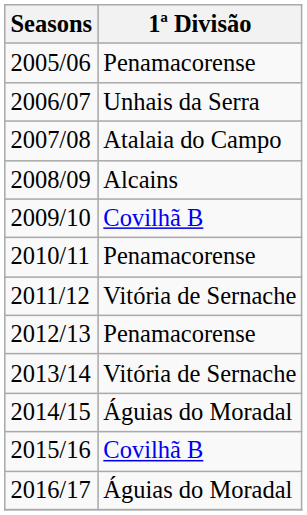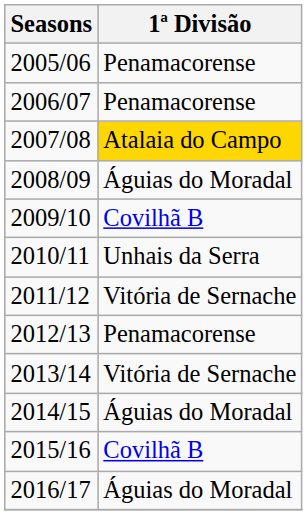(182, 101) Unhais da Serra -> (179, 101) Penamacorense
(192, 140) no background -> (192, 140) gold background
(141, 179) Alcains -> (198, 179) Águias do Moradal
(179, 256) Penamacorense -> (182, 256) Unhais da Serra
